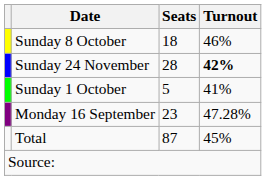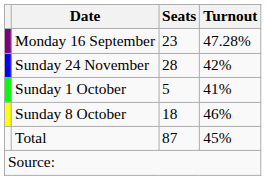rows swapped: (85, 114) <-> (71, 41)
(219, 65) bold -> (217, 65) normal
